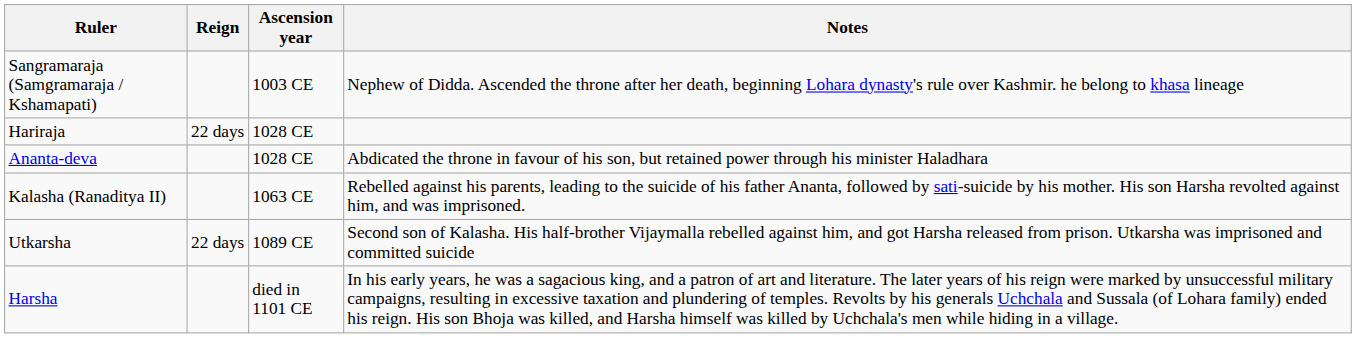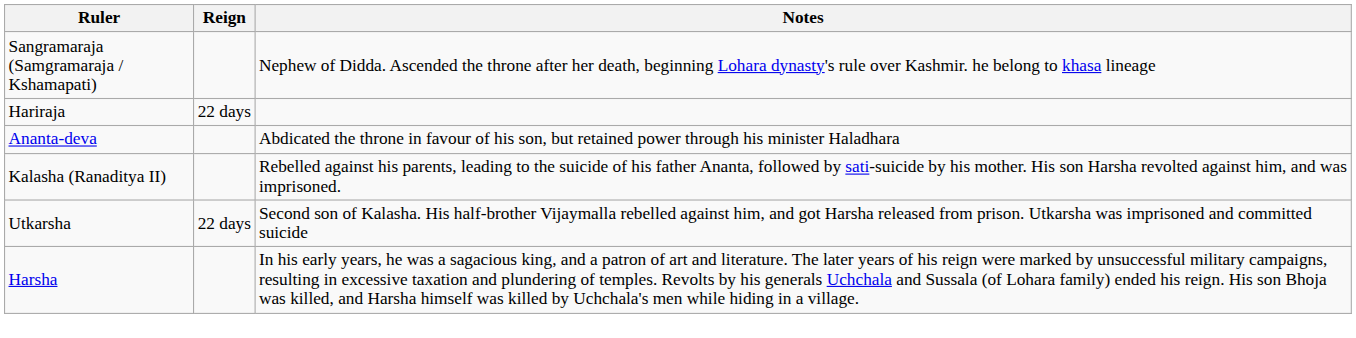- column: (296, 27)
